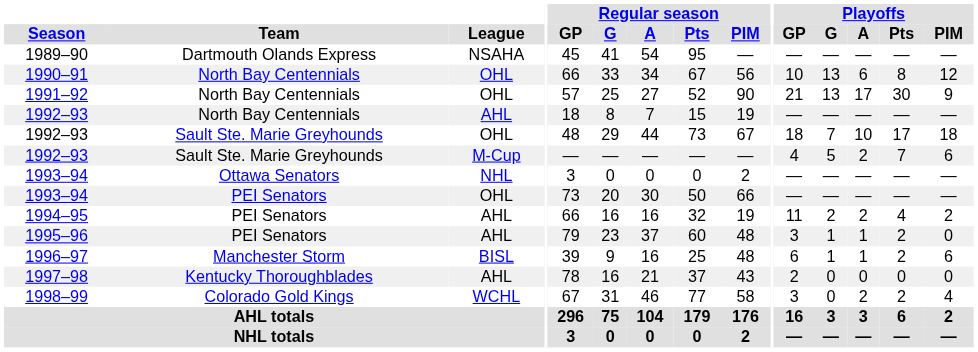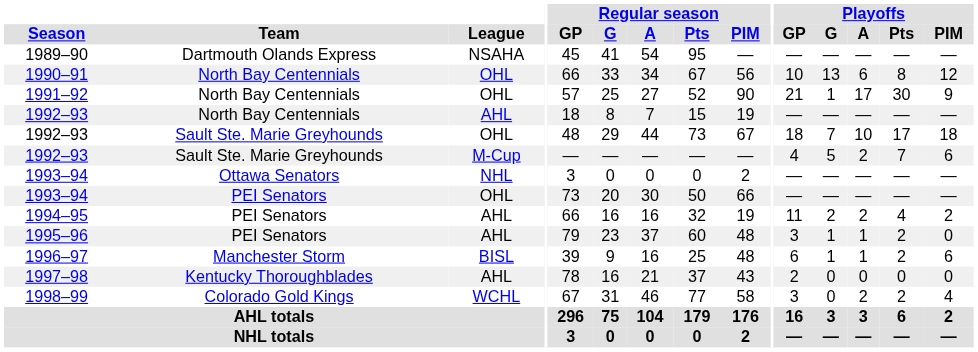(831, 94) 13 -> (831, 94) 1
